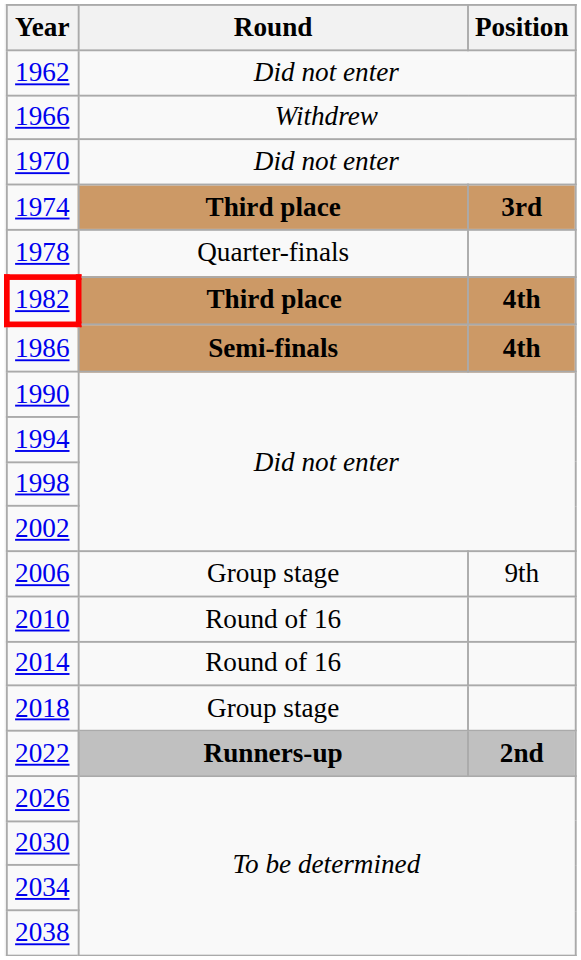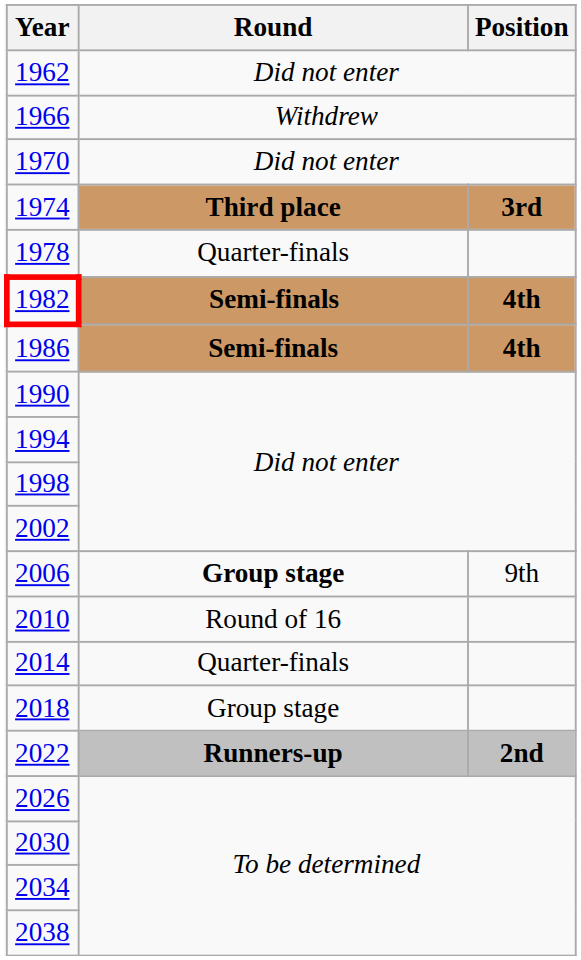(274, 300) Third place -> (274, 300) Semi-finals
(273, 573) normal -> (273, 573) bold
(273, 663) Round of 16 -> (273, 663) Quarter-finals
